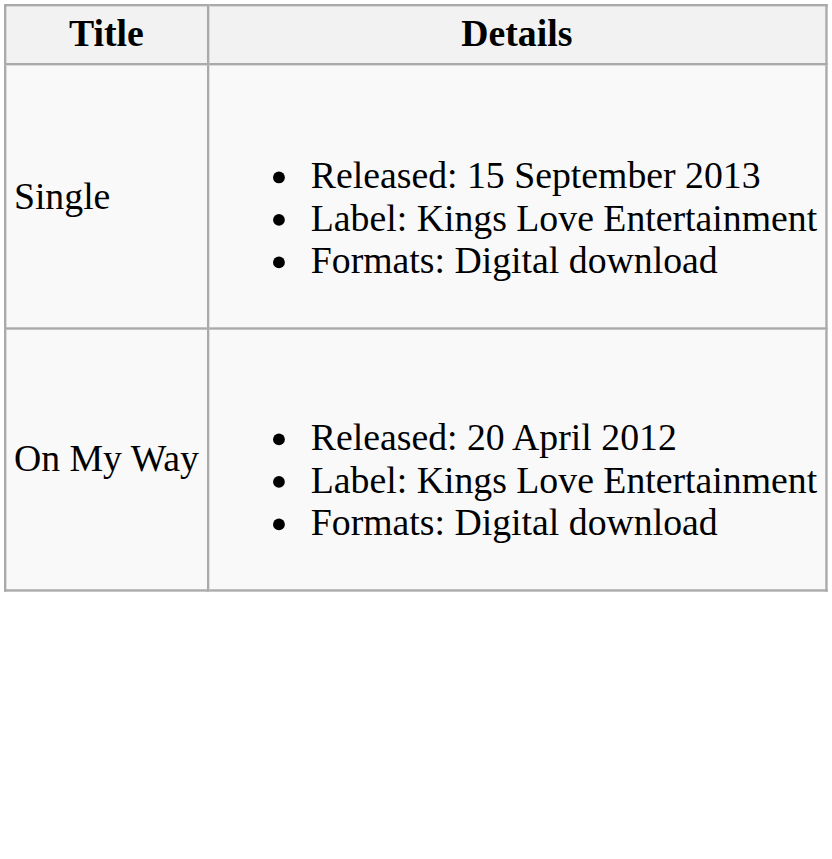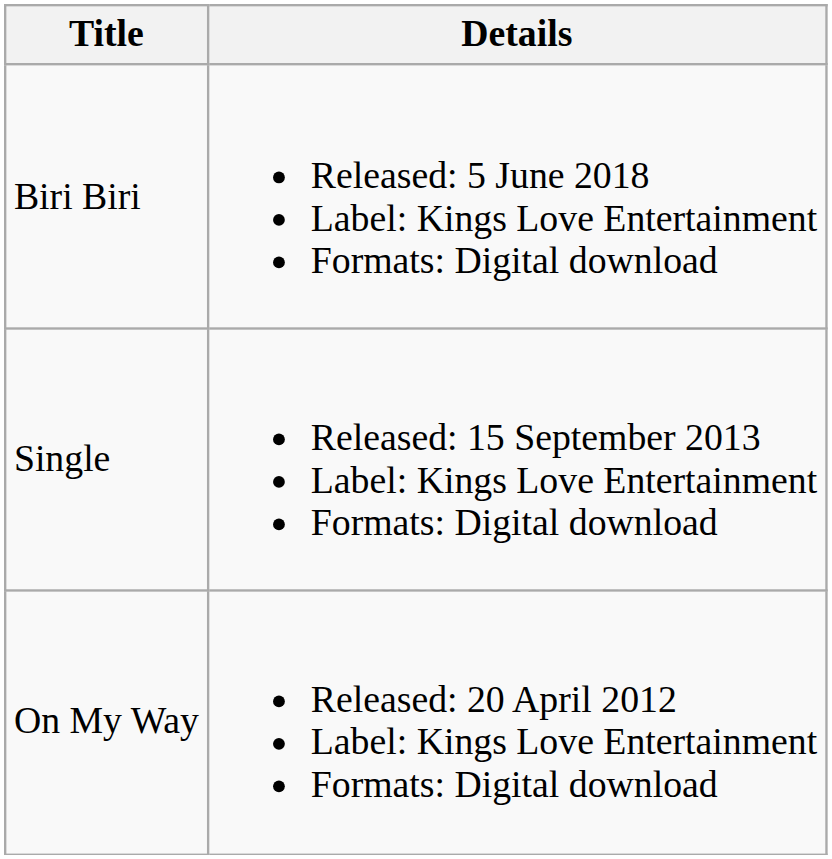+ row: (77, 195)
